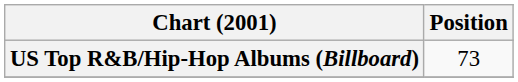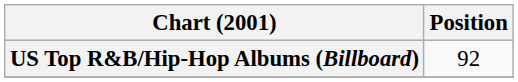(469, 58) 73 -> (469, 58) 92
